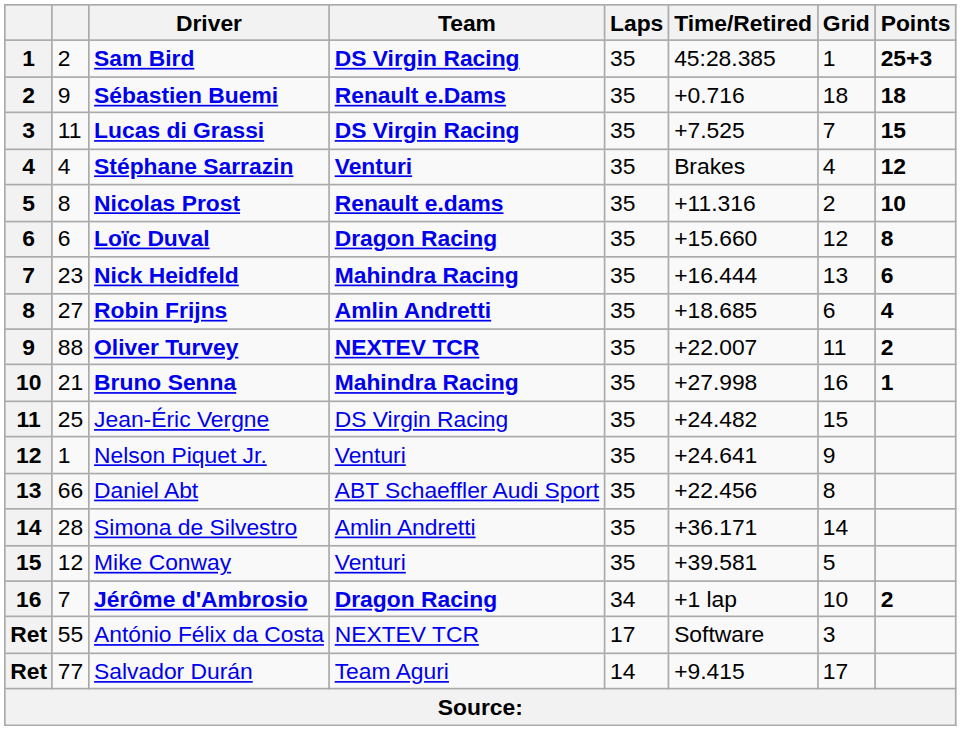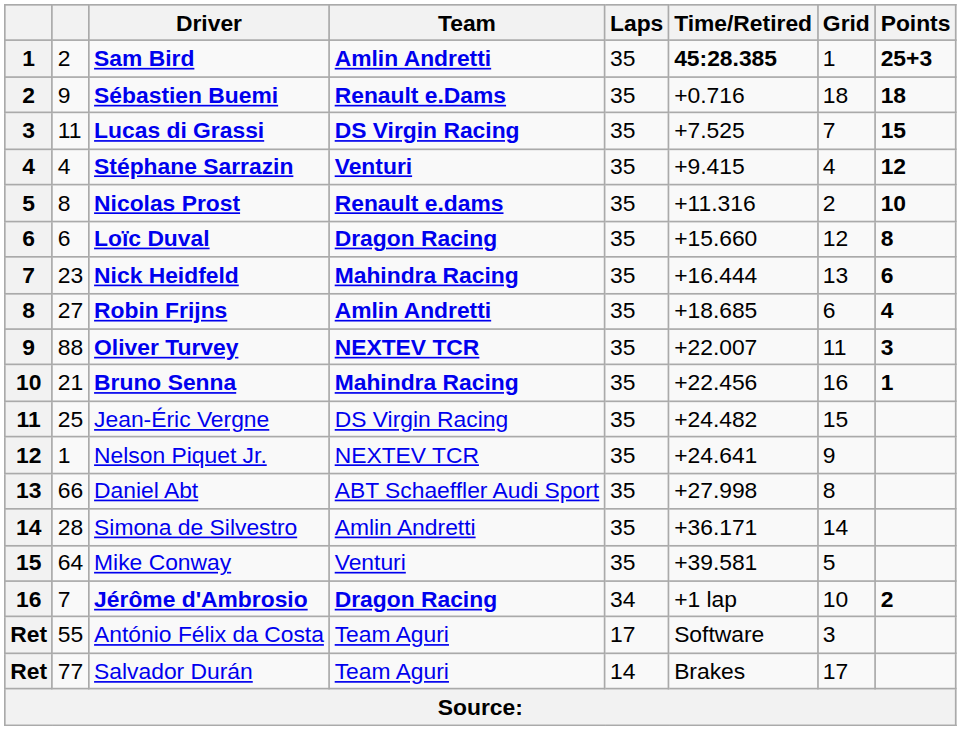(427, 58) DS Virgin Racing -> (413, 58) Amlin Andretti
(725, 58) normal -> (726, 58) bold
(710, 167) Brakes -> (709, 167) +9.415
(887, 347) 2 -> (887, 347) 3
(716, 383) +27.998 -> (716, 383) +22.456
(370, 455) Venturi -> (407, 455) NEXTEV TCR
(716, 491) +22.456 -> (716, 491) +27.998
(71, 563) 12 -> (71, 563) 64
(407, 635) NEXTEV TCR -> (392, 635) Team Aguri
(709, 671) +9.415 -> (710, 671) Brakes
